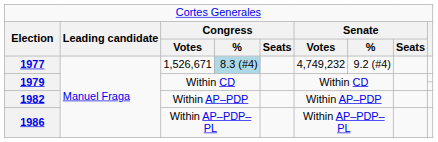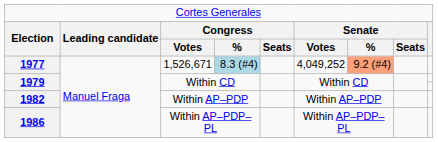(321, 64) 4,749,232 -> (321, 64) 4,049,252
(372, 64) no background -> (372, 64) lightsalmon background
